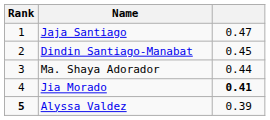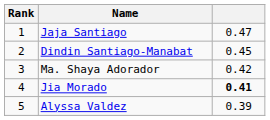(239, 69) 0.44 -> (239, 69) 0.42
(21, 106) bold -> (21, 106) normal
